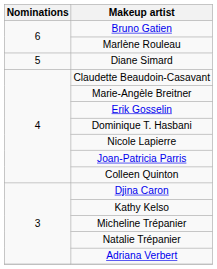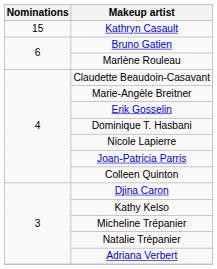+ row: (142, 28)
- row: (142, 61)
